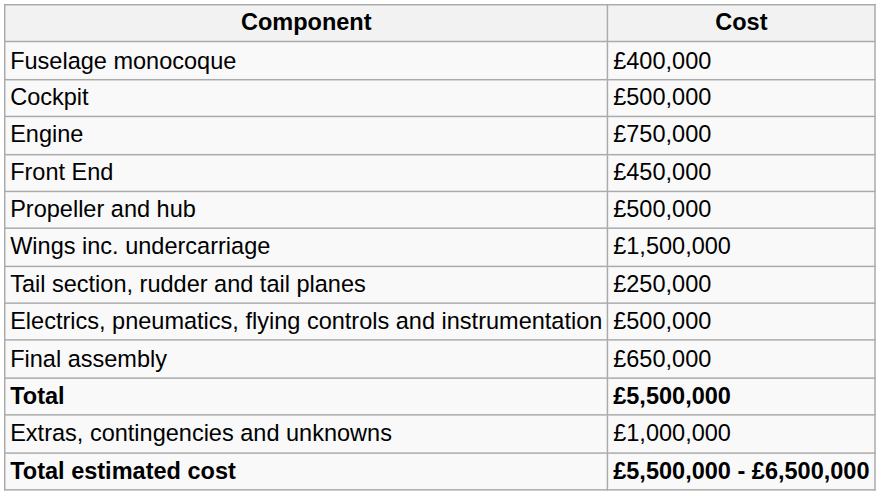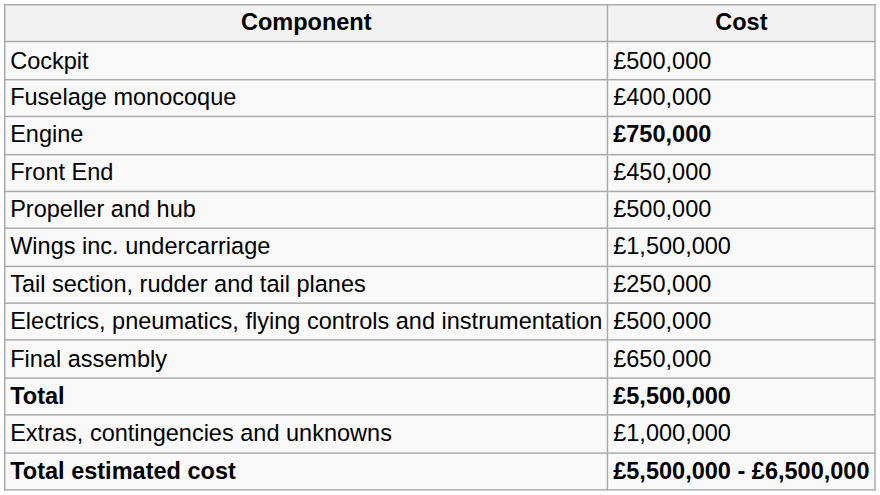rows swapped: (123, 60) <-> (49, 97)
(662, 135) normal -> (662, 135) bold
